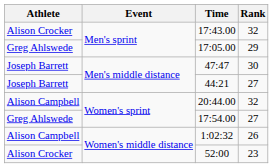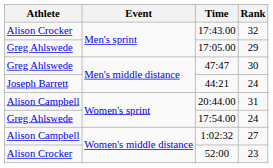(37, 66) Joseph Barrett -> (40, 66) Greg Ahlswede
(253, 83) 27 -> (253, 83) 24
(253, 101) 32 -> (253, 101) 31
(253, 119) 27 -> (253, 119) 24
(253, 136) 26 -> (253, 136) 27
